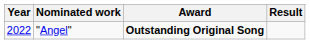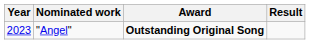(19, 30) 2022 -> (19, 30) 2023
